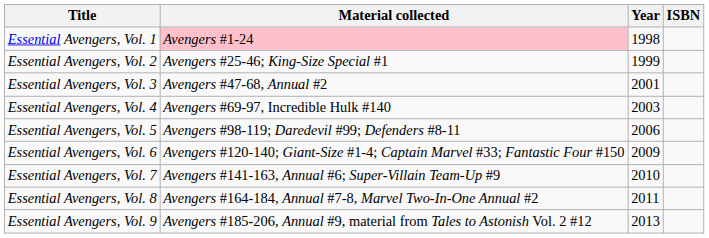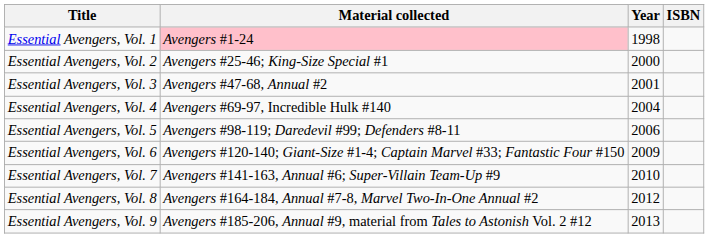(646, 61) 1999 -> (646, 61) 2000
(646, 107) 2003 -> (646, 107) 2004
(645, 198) 2011 -> (646, 198) 2012
